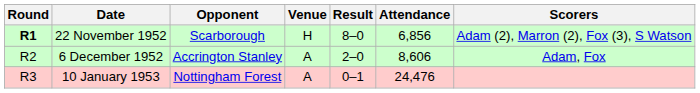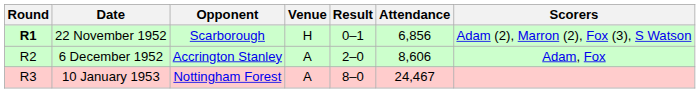(353, 35) 8–0 -> (353, 35) 0–1
(353, 77) 0–1 -> (353, 77) 8–0
(415, 77) 24,476 -> (415, 77) 24,467
